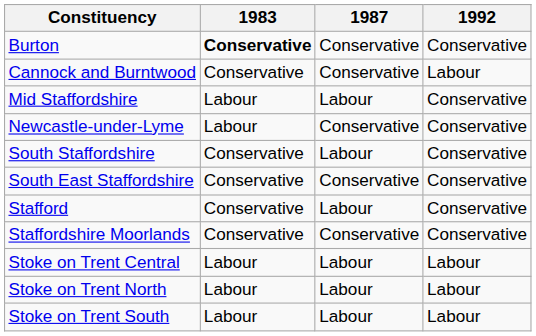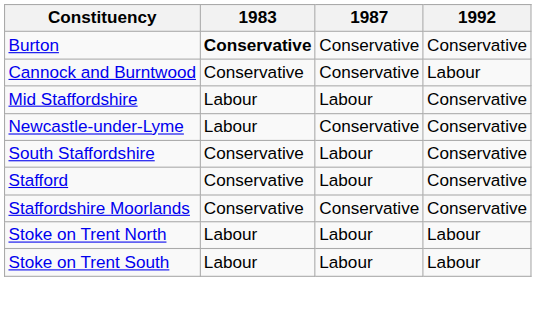- row: (101, 180)
- row: (94, 262)
